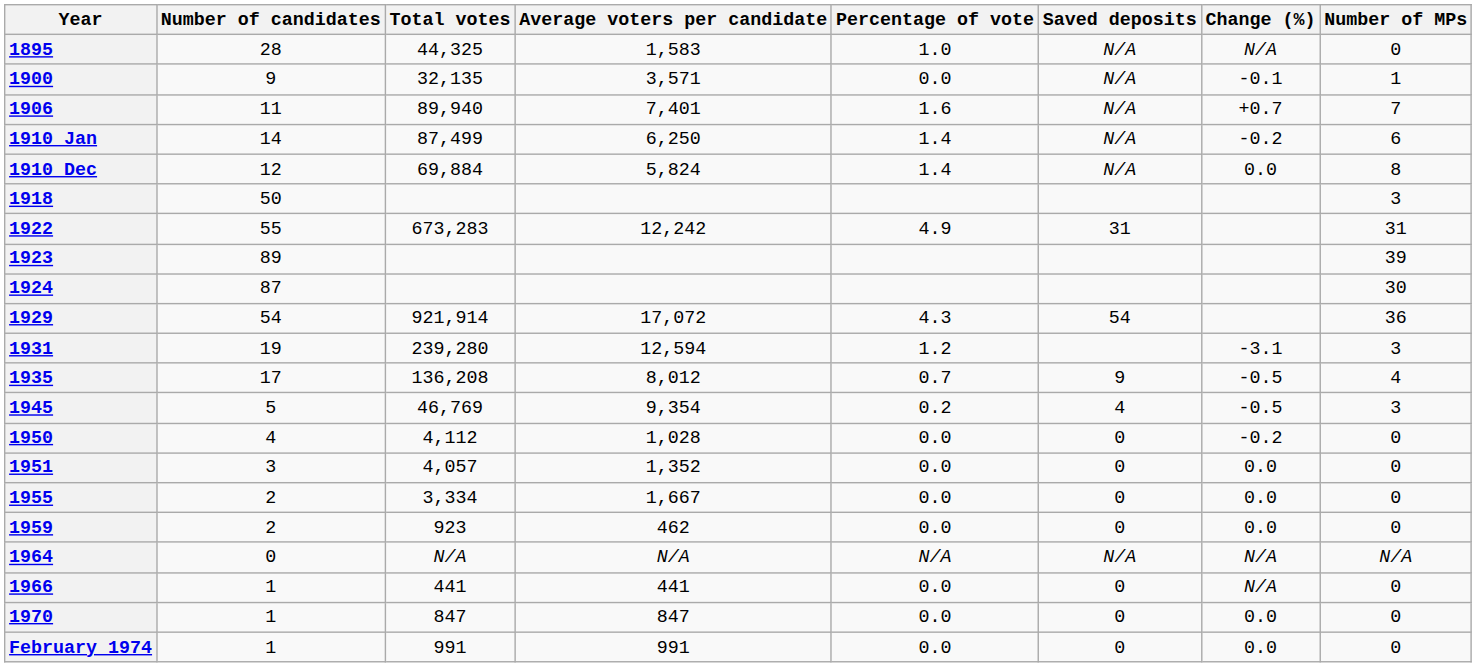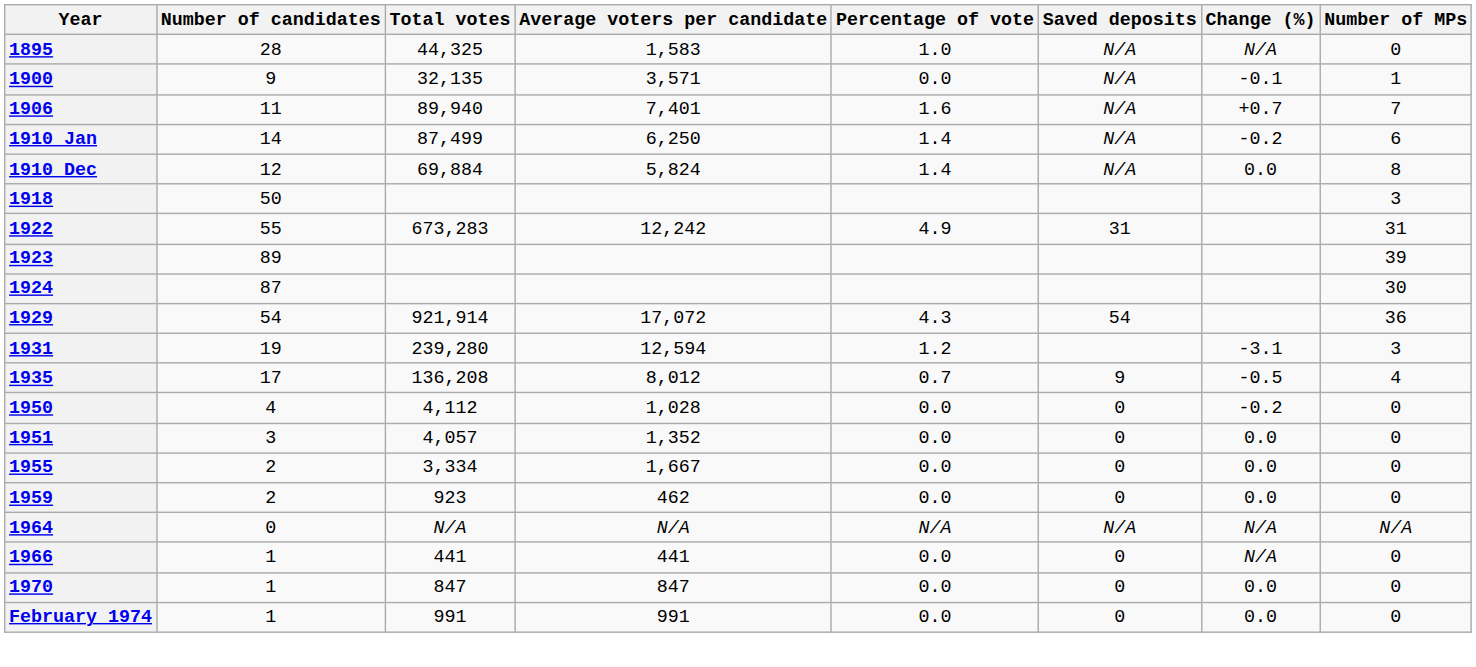- row: (31, 408)
